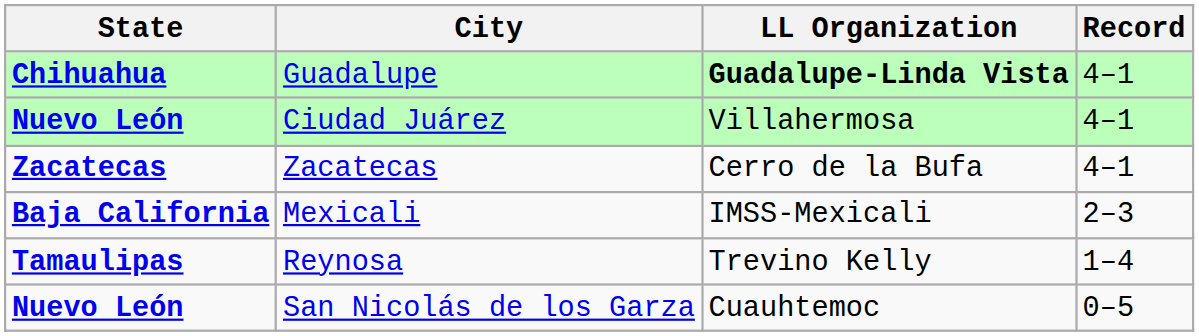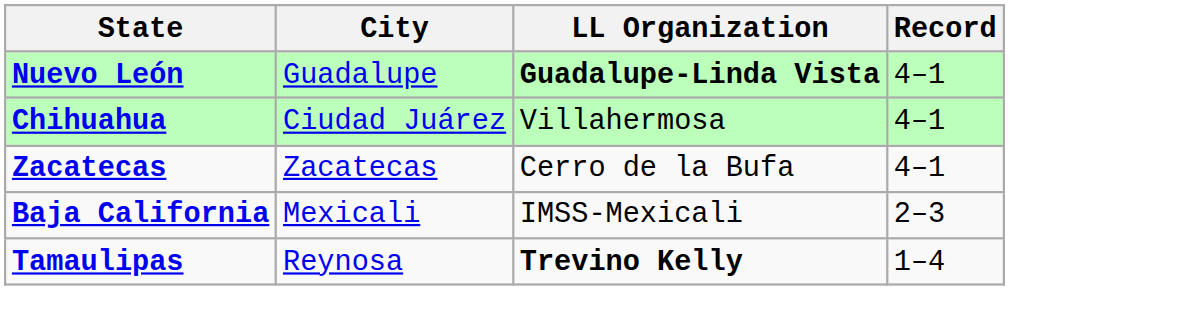(89, 75) Chihuahua -> (98, 75) Nuevo León
(98, 122) Nuevo León -> (89, 122) Chihuahua
(820, 261) normal -> (631, 261) bold
- row: (489, 308)
